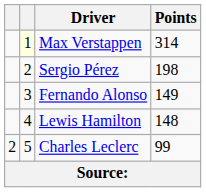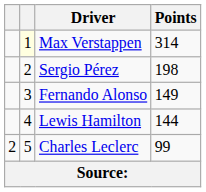(166, 121) 148 -> (166, 121) 144
